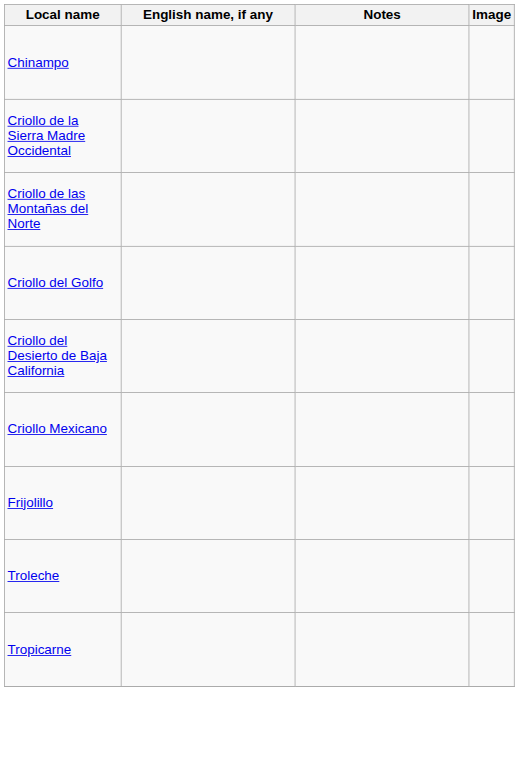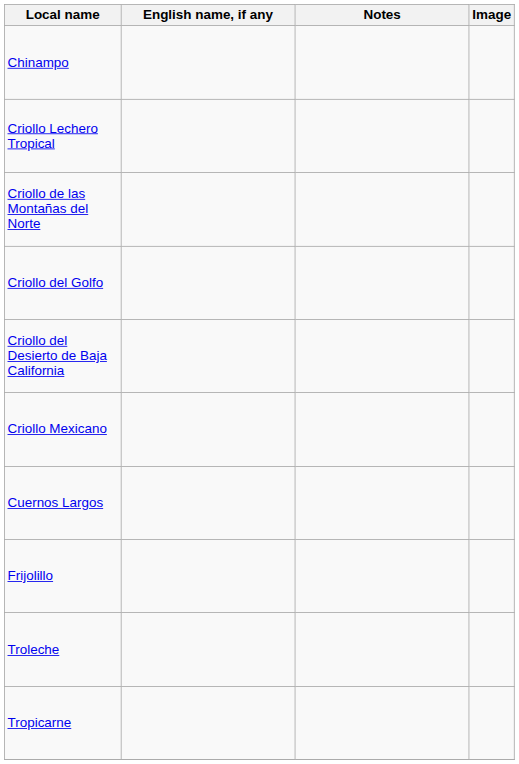+ row: (53, 135)
- row: (46, 135)
+ row: (55, 502)
